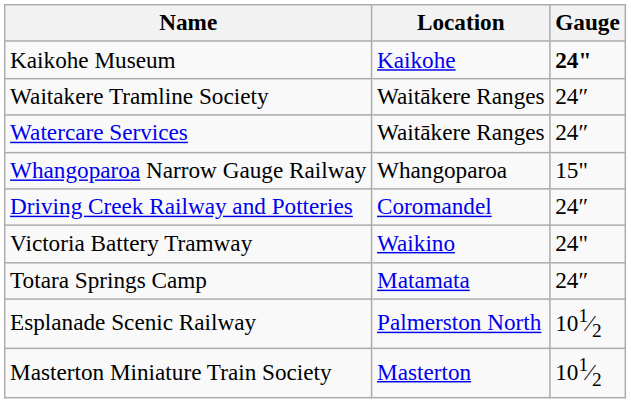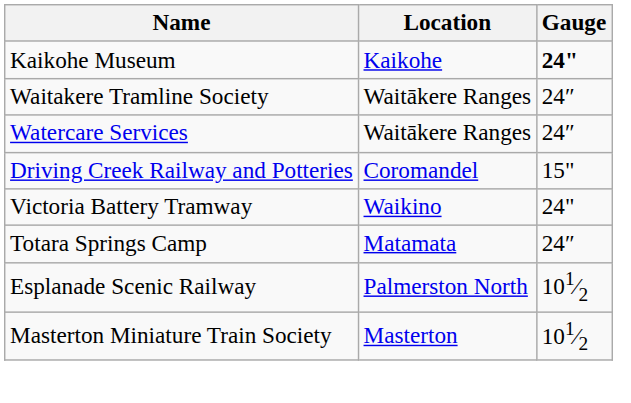- row: (188, 170)
(572, 206) 24″ -> (558, 170) 15"
